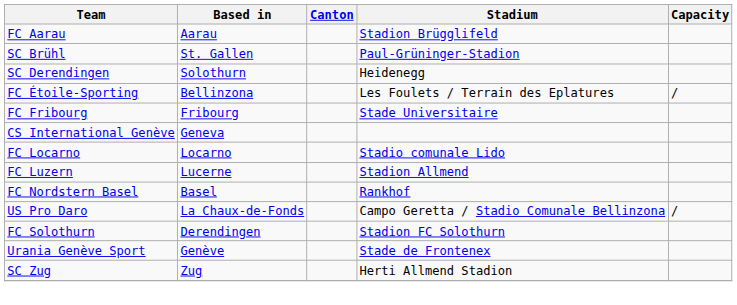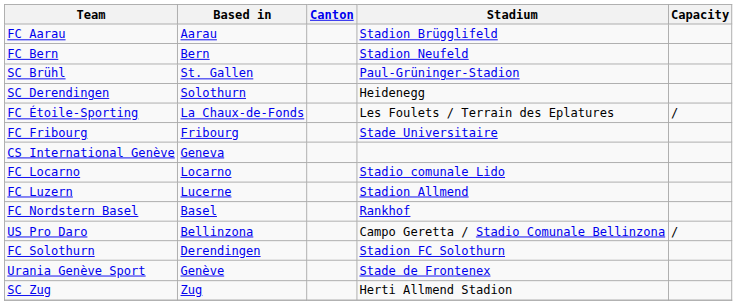+ row: (33, 54)
(217, 93) Bellinzona -> (242, 113) La Chaux-de-Fonds
(242, 211) La Chaux-de-Fonds -> (217, 231) Bellinzona
